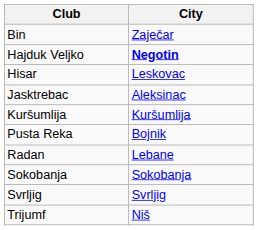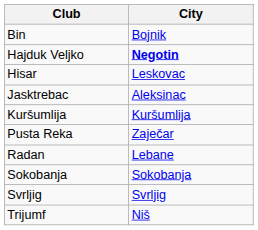(153, 34) Zaječar -> (149, 34) Bojnik
(149, 134) Bojnik -> (153, 134) Zaječar
